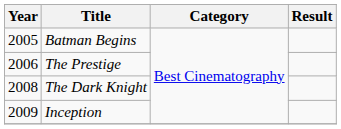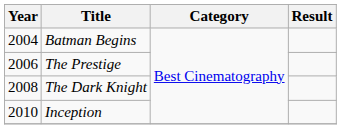(23, 40) 2005 -> (23, 40) 2004
(23, 111) 2009 -> (23, 111) 2010
